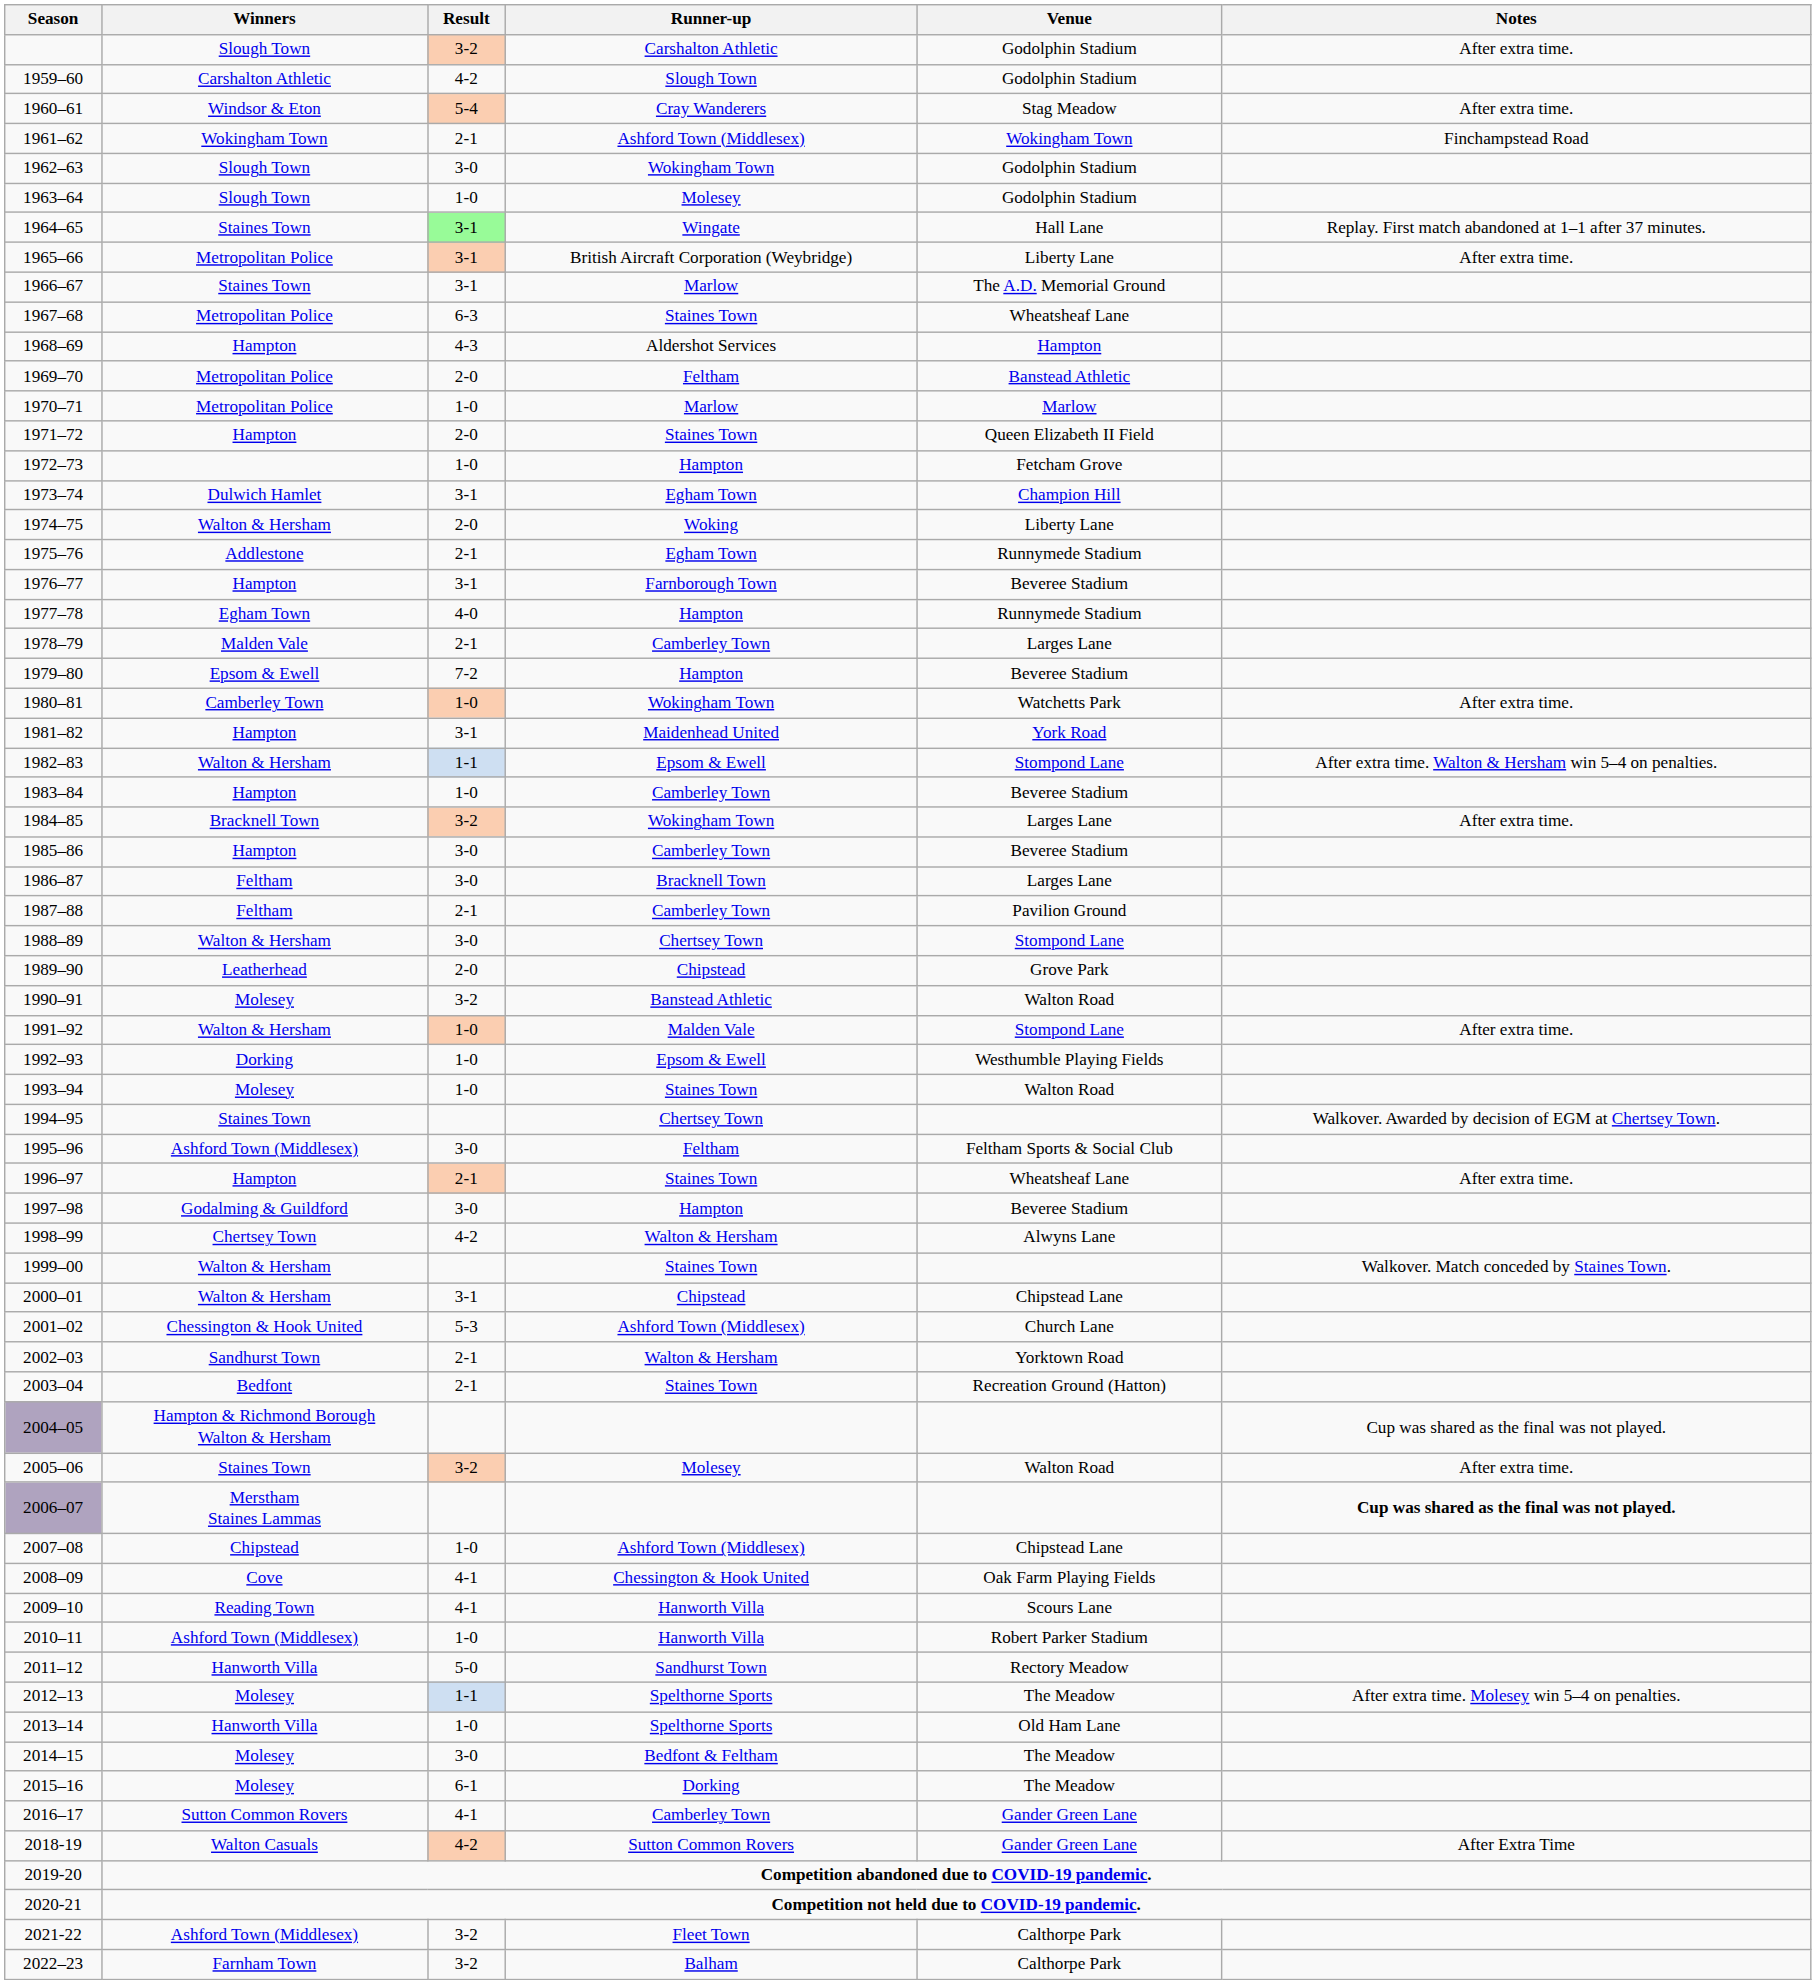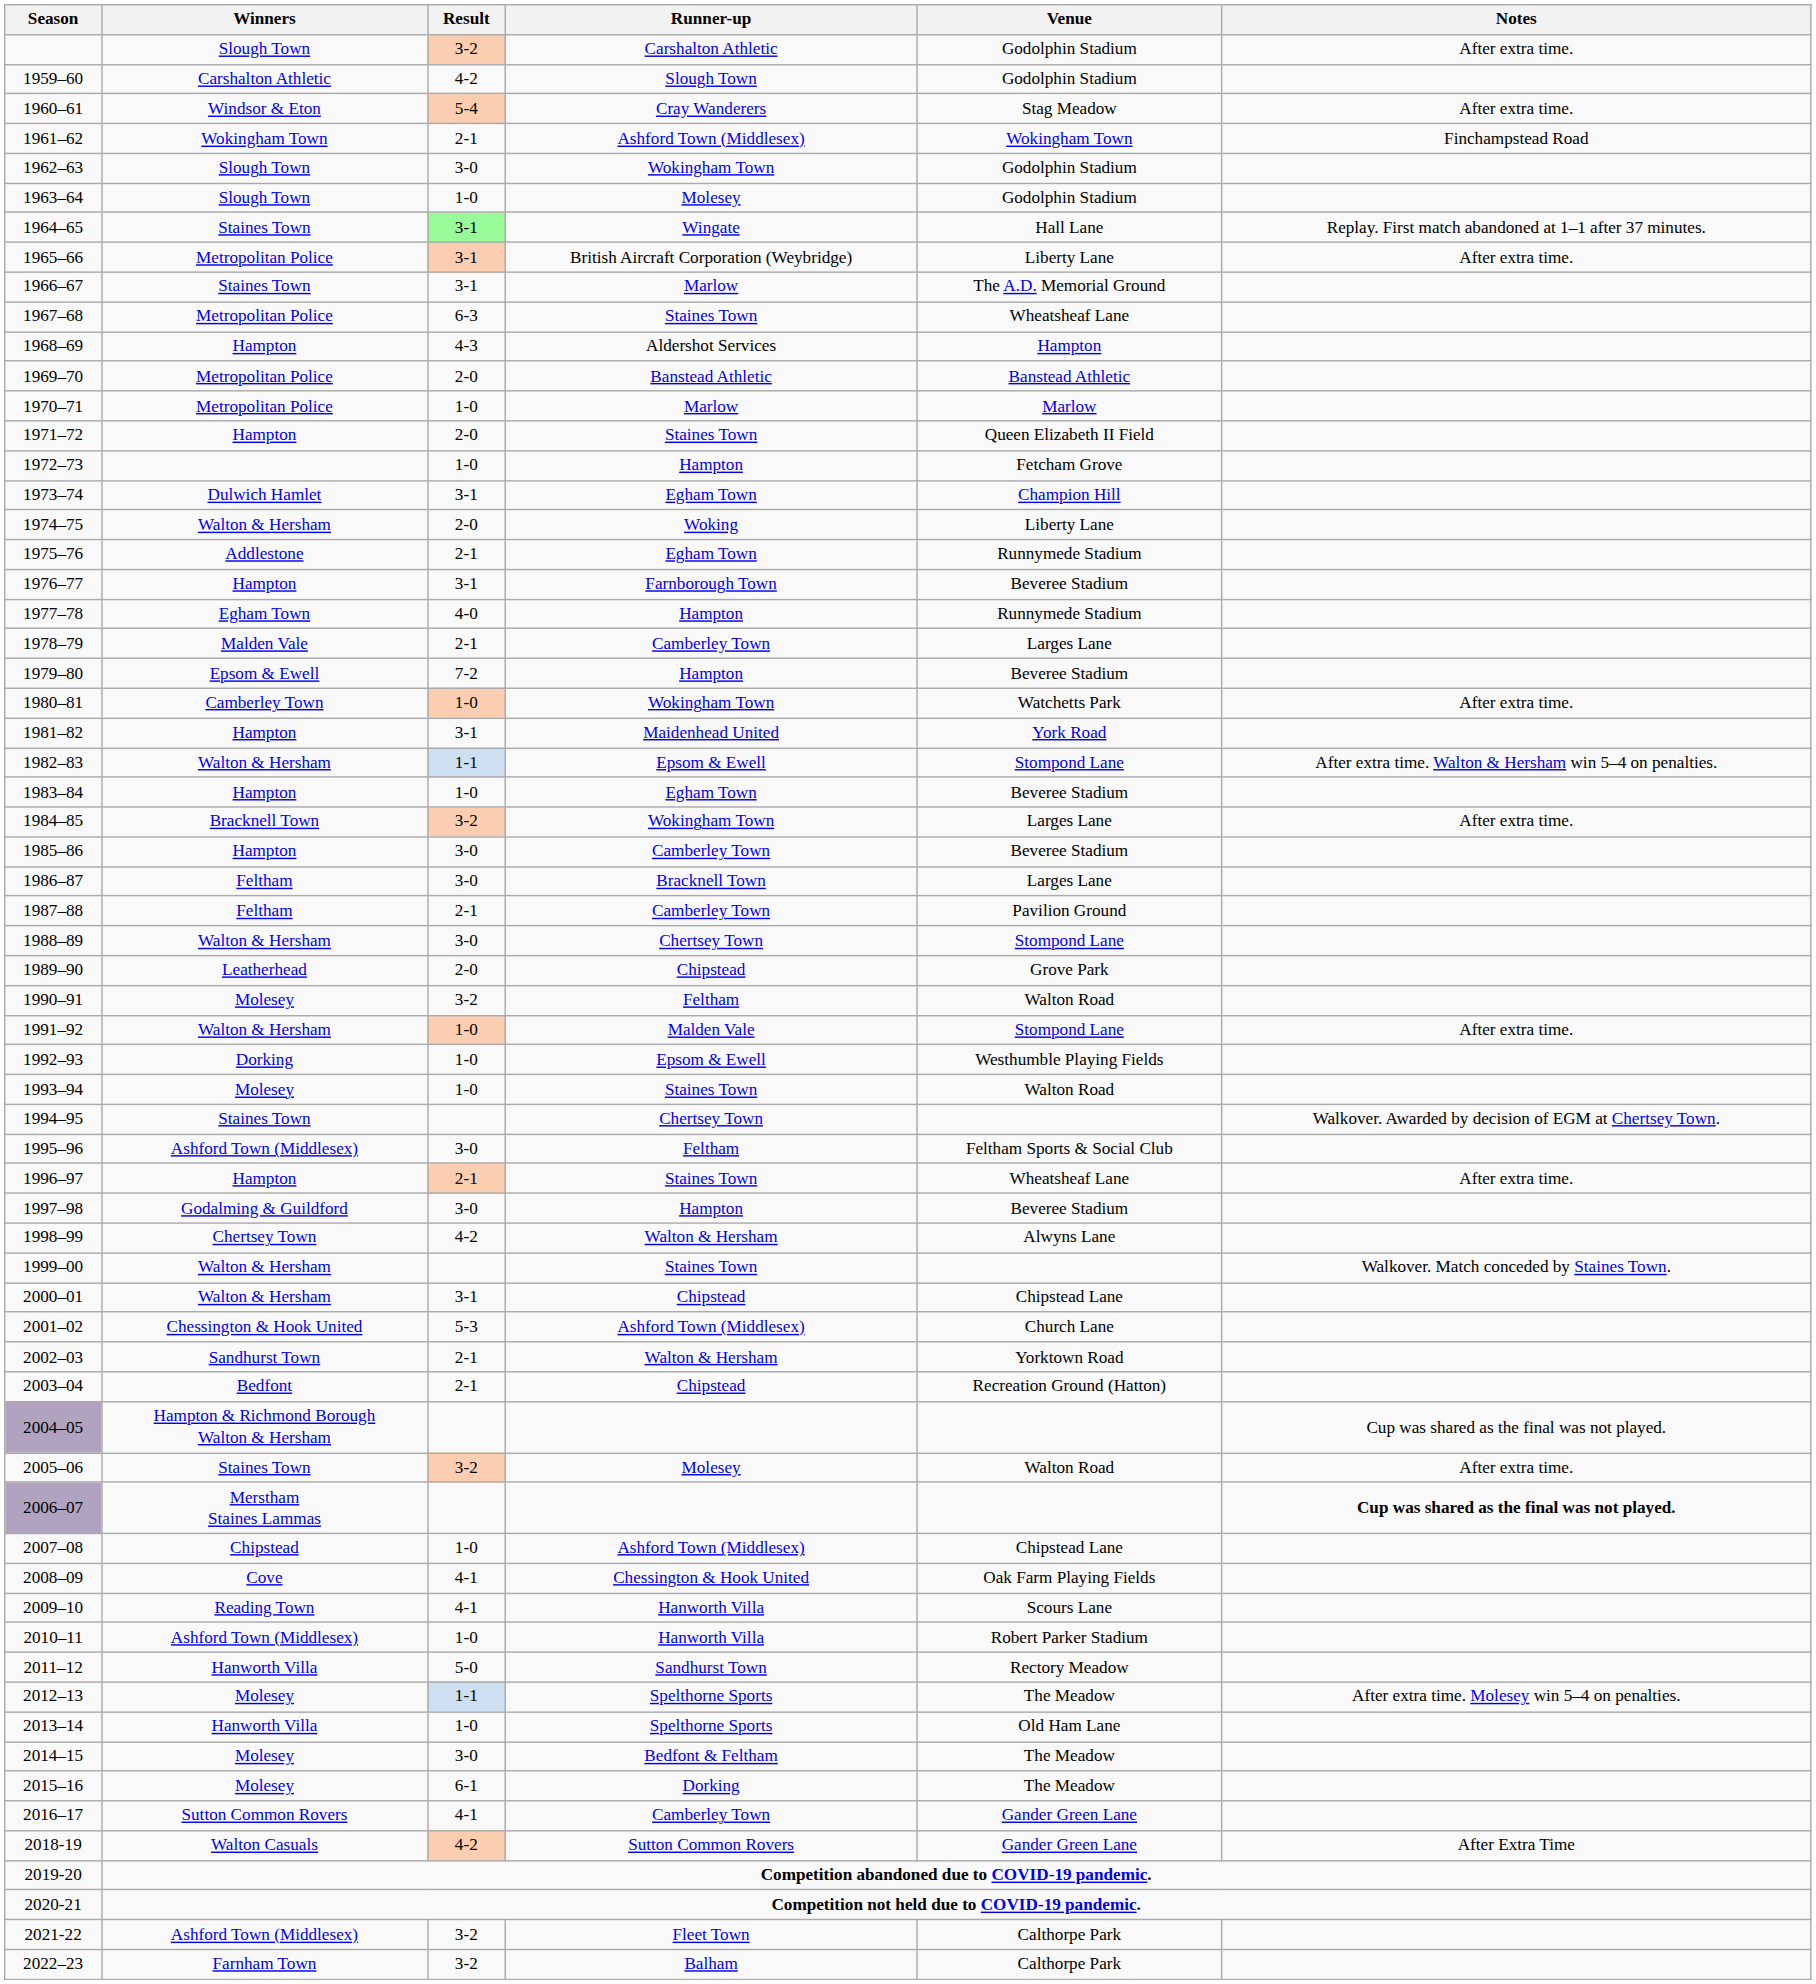(711, 375) Feltham -> (711, 375) Banstead Athletic
(711, 792) Camberley Town -> (711, 792) Egham Town
(711, 1000) Banstead Athletic -> (711, 1000) Feltham
(711, 1386) Staines Town -> (711, 1386) Chipstead
